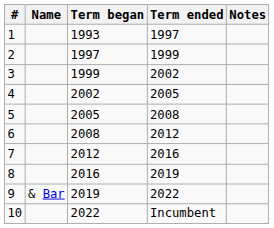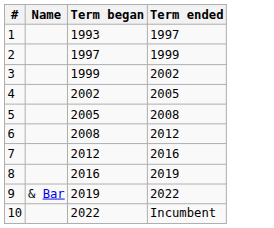- column: (248, 14)
